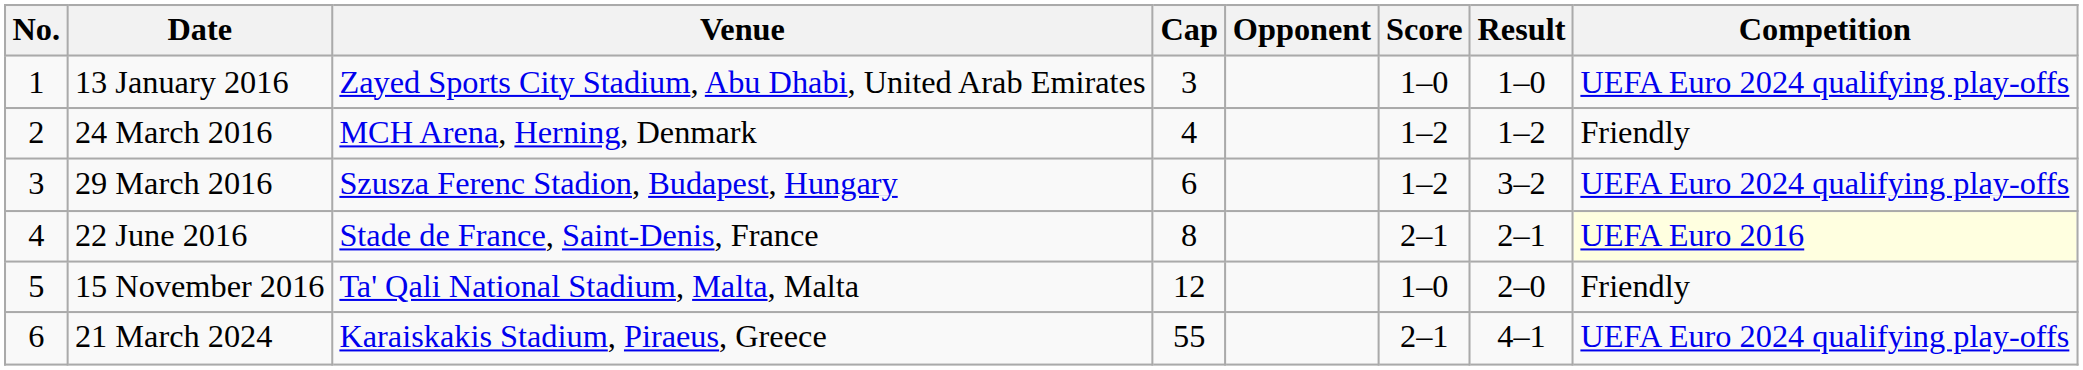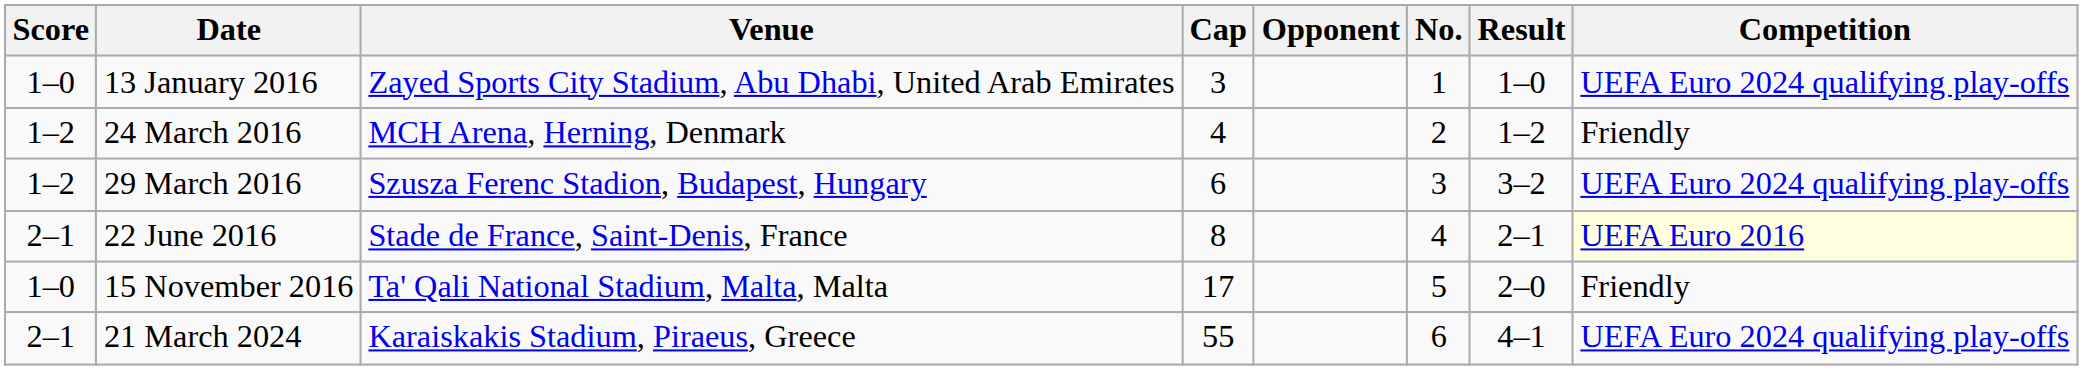columns swapped: (36, 30) <-> (1424, 30)
(1189, 286) 12 -> (1218, 286) 17
